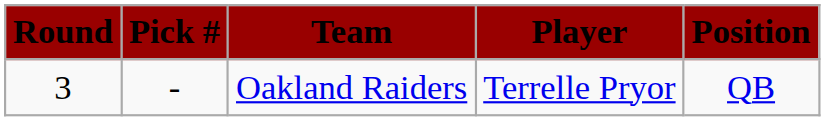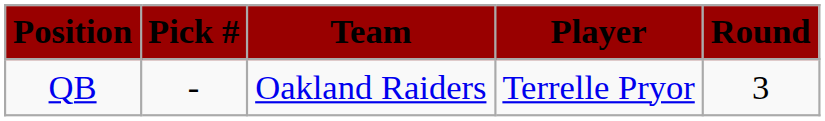columns swapped: (63, 31) <-> (751, 31)
